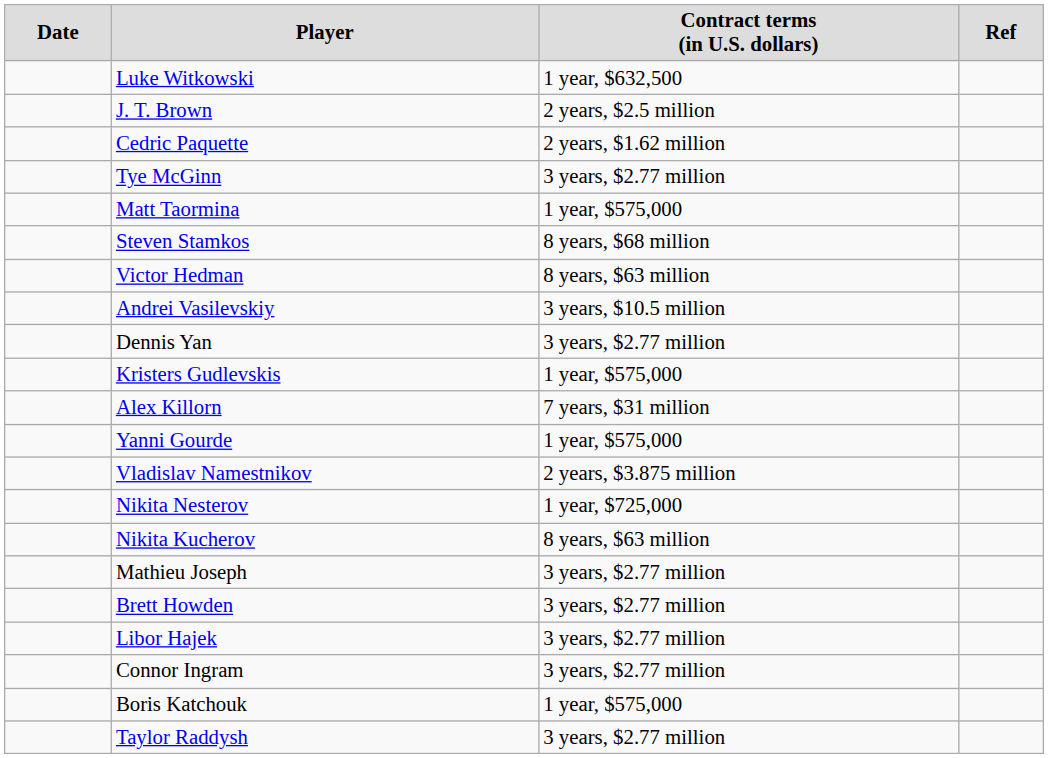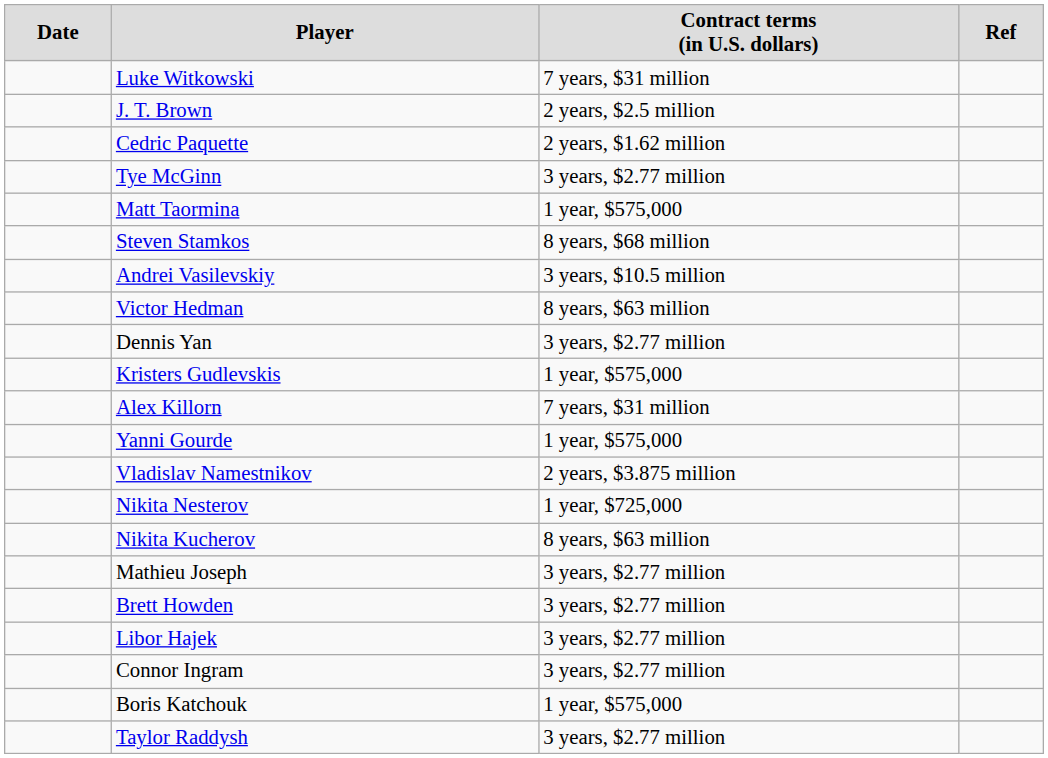(613, 77) 1 year, $632,500 -> (626, 77) 7 years, $31 million
rows swapped: (180, 275) <-> (195, 308)
